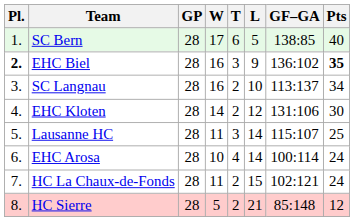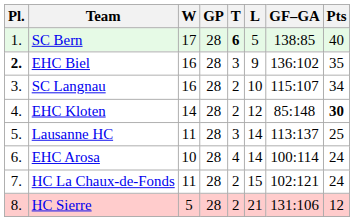columns swapped: (192, 16) <-> (217, 16)
(236, 39) normal -> (236, 39) bold
(337, 63) bold -> (337, 63) normal
(295, 87) 113:137 -> (295, 87) 115:107
(295, 110) 131:106 -> (295, 110) 85:148
(337, 110) normal -> (337, 110) bold
(295, 134) 115:107 -> (295, 134) 113:137
(295, 205) 85:148 -> (295, 205) 131:106
